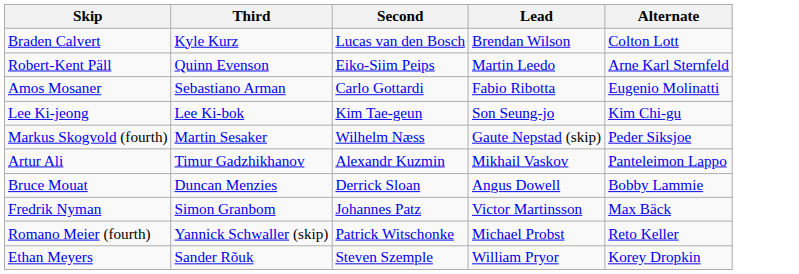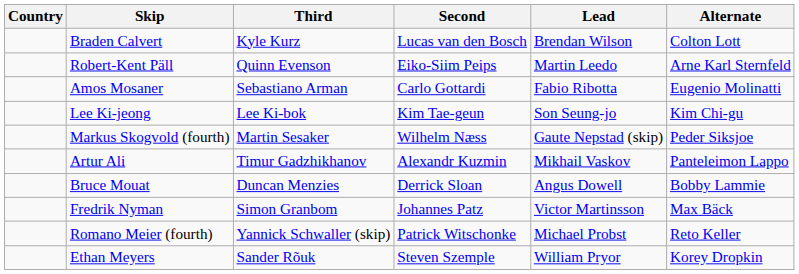+ column: (35, 16)
